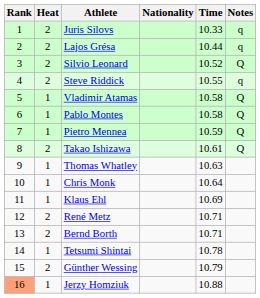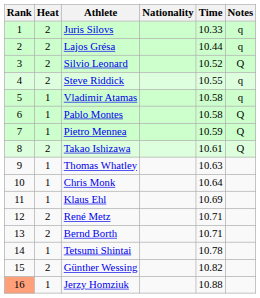(240, 98) Q -> (240, 98) q
(211, 268) 10.79 -> (211, 268) 10.82
